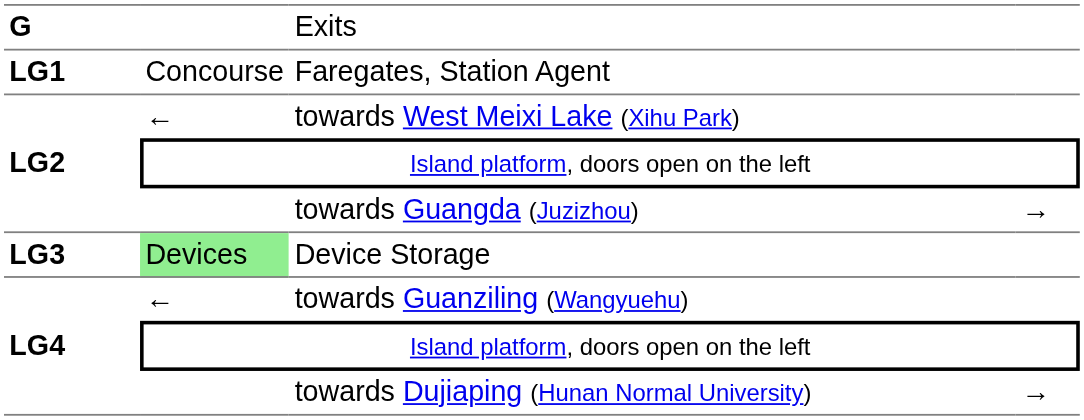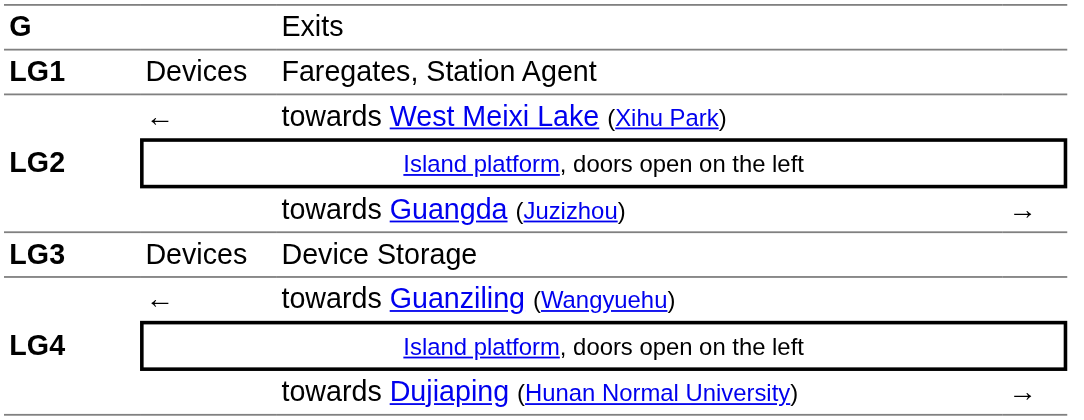(215, 71) Concourse -> (196, 71) Devices
(196, 254) lightgreen background -> (196, 254) no background
